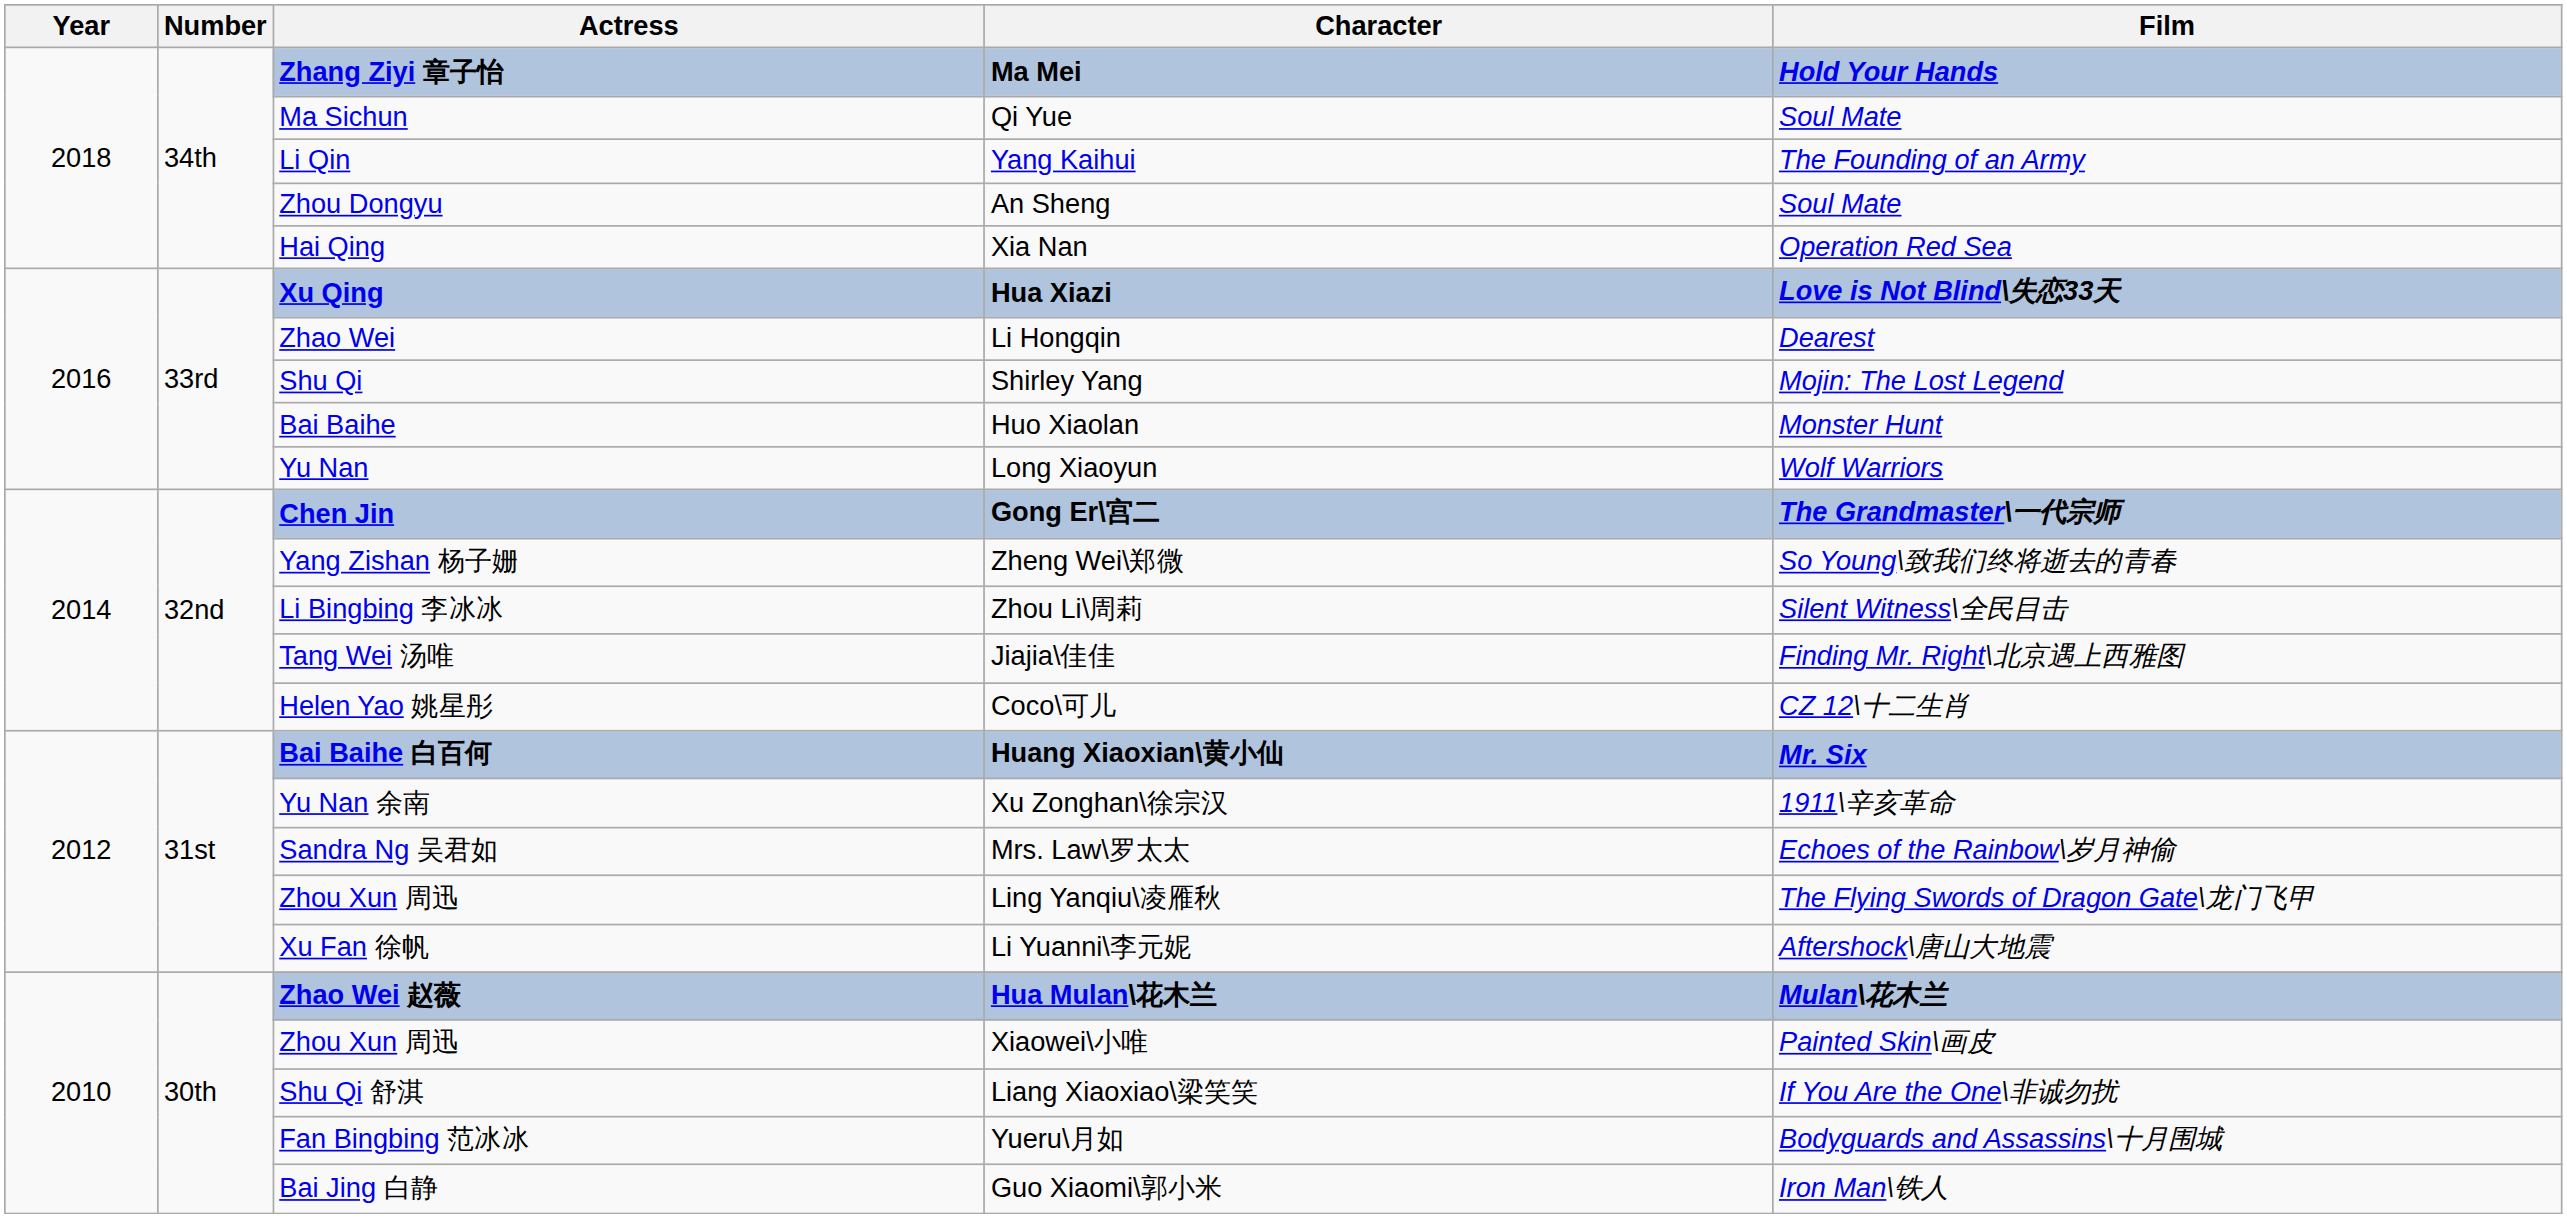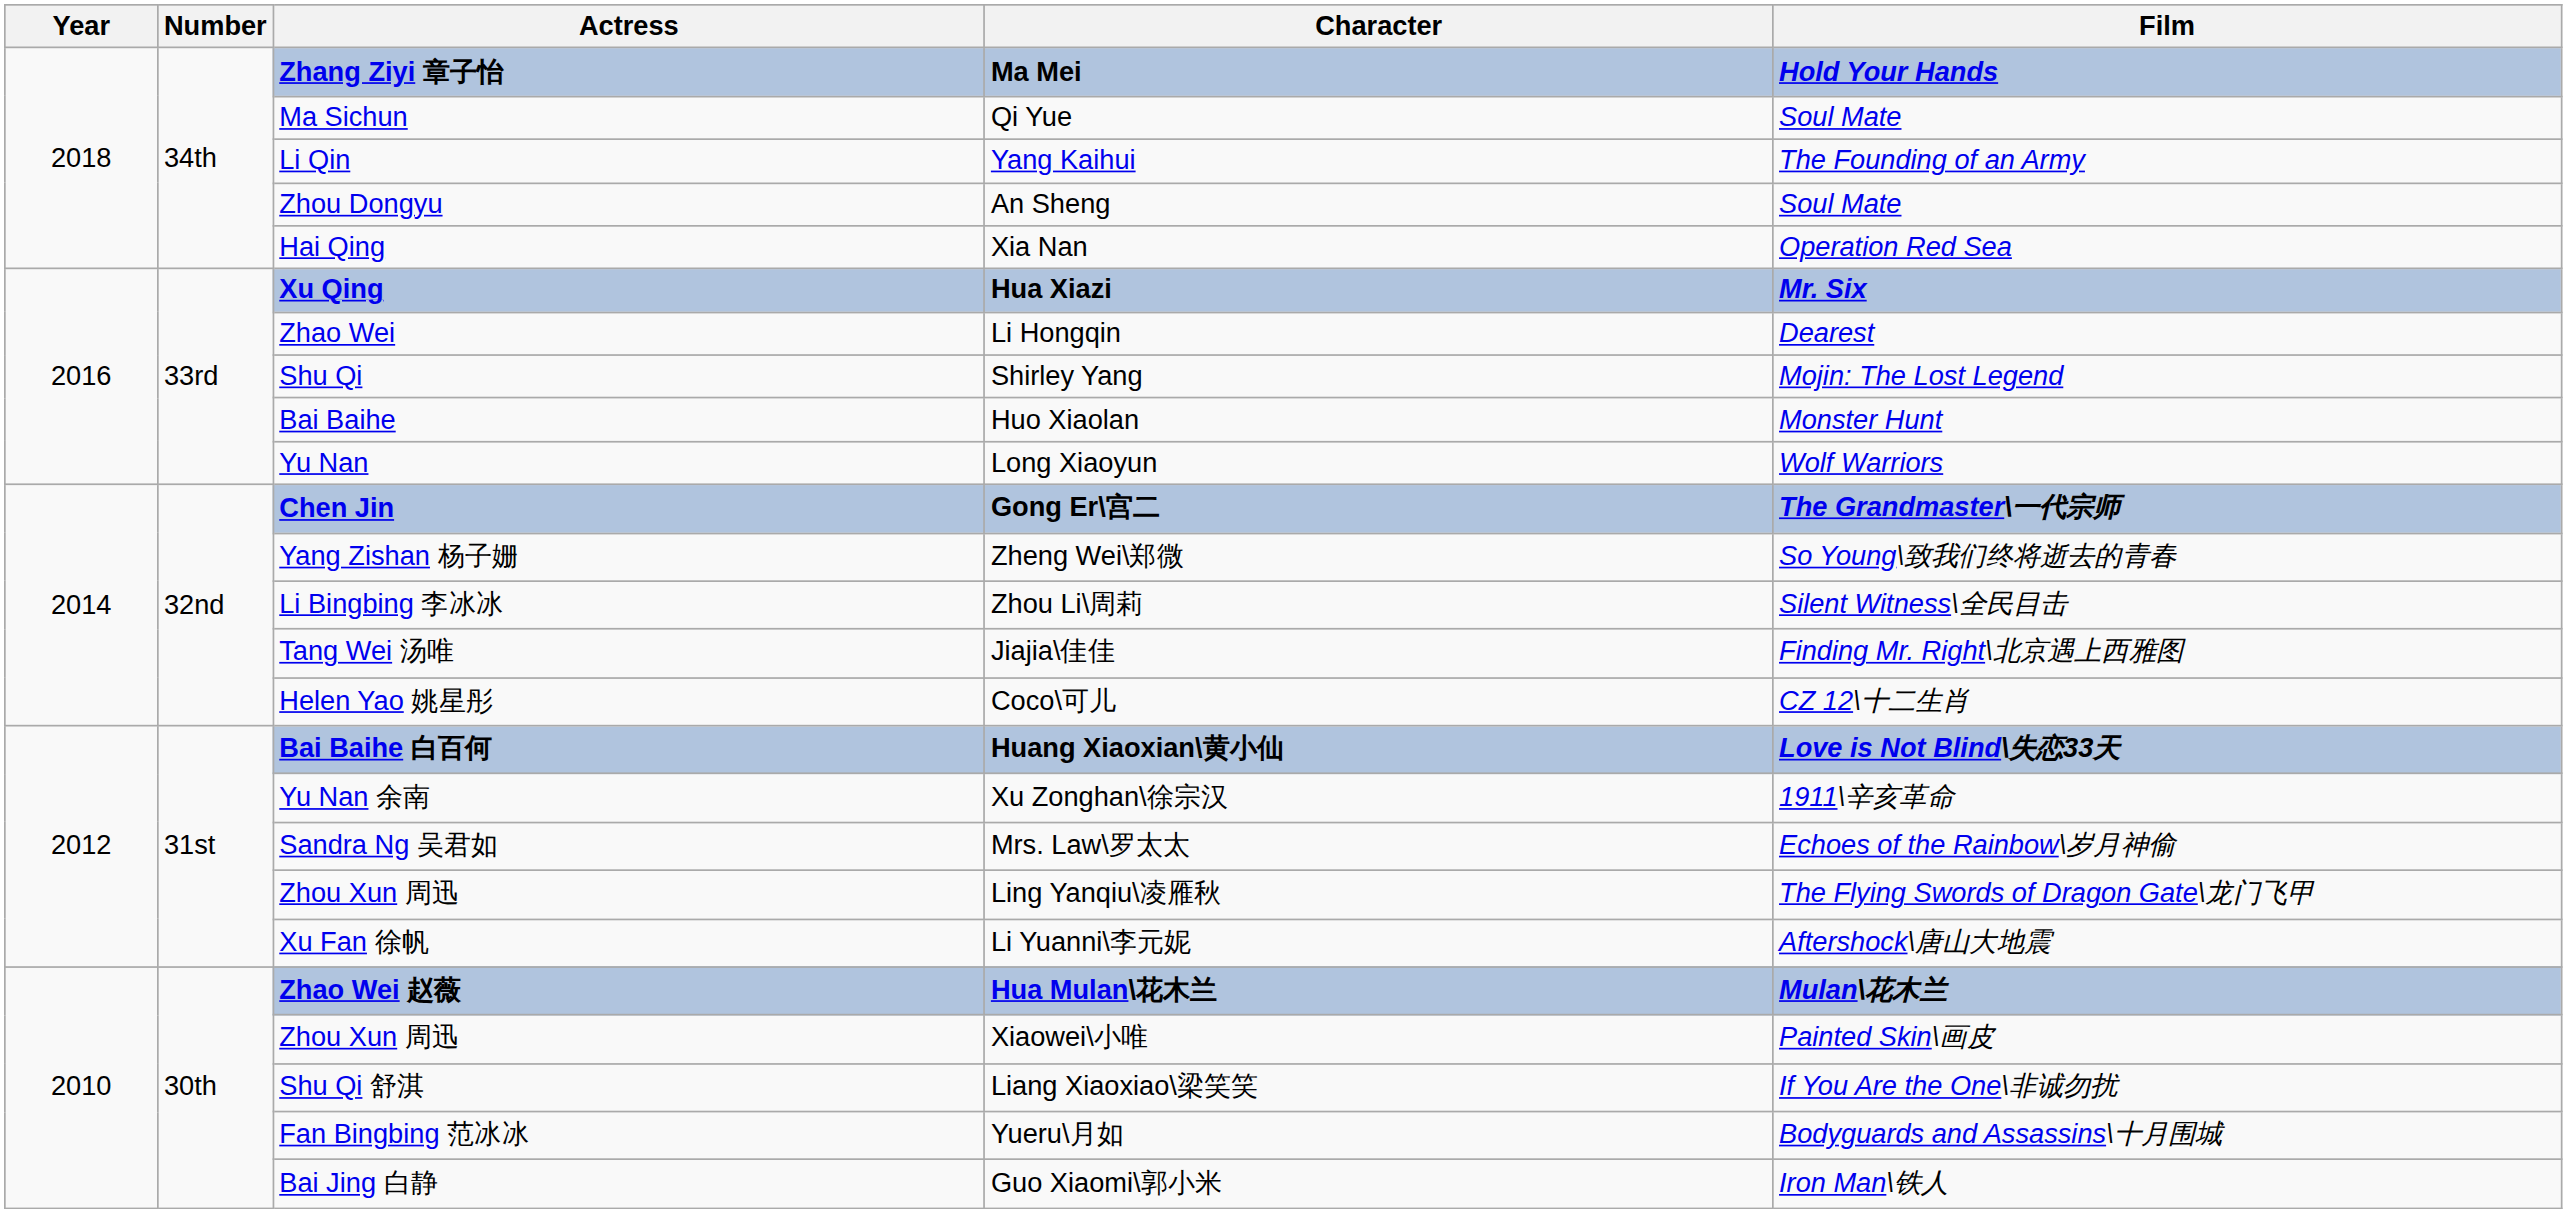(1950, 291) Love is Not Blind\失恋33天 -> (1823, 289) Mr. Six
(1823, 754) Mr. Six -> (1950, 748) Love is Not Blind\失恋33天
